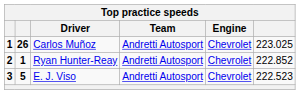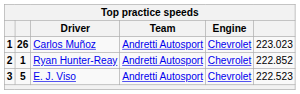(274, 45) 223.025 -> (274, 45) 223.023
